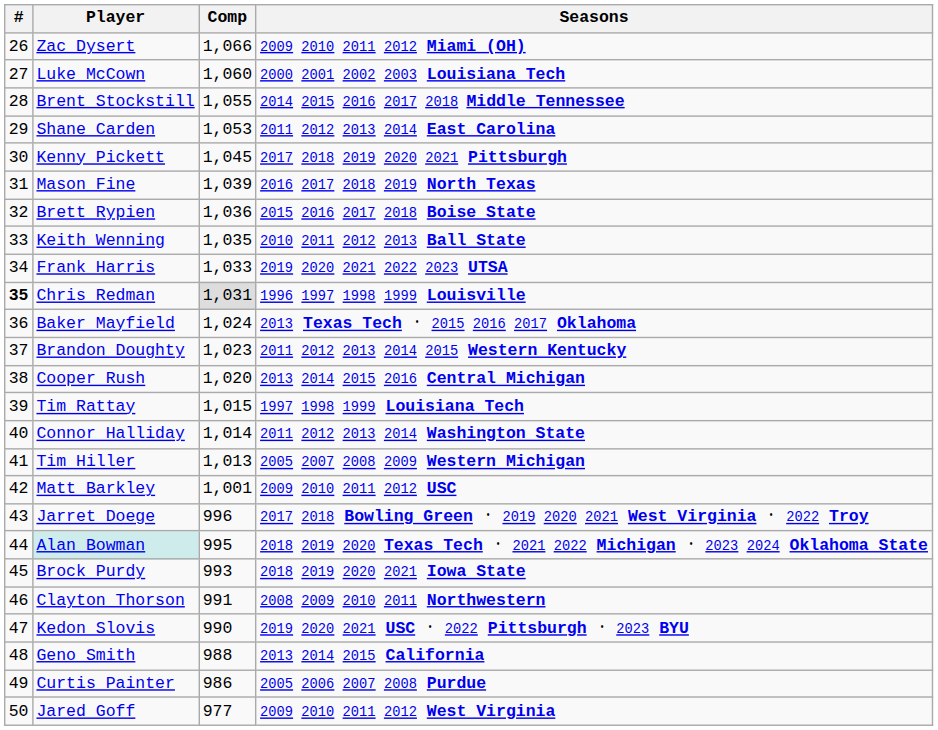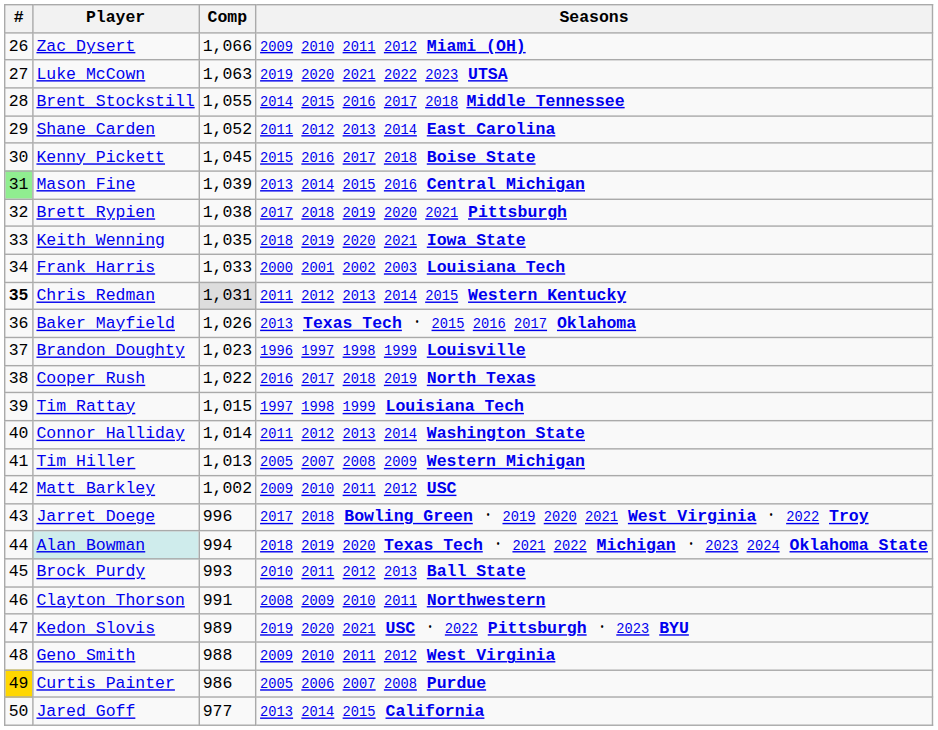(227, 74) 1,060 -> (227, 74) 1,063
(413, 74) 2000 2001 2002 2003 Louisiana Tech -> (384, 74) 2019 2020 2021 2022 2023 UTSA
(227, 129) 1,053 -> (227, 129) 1,052
(414, 157) 2017 2018 2019 2020 2021 Pittsburgh -> (398, 157) 2015 2016 2017 2018 Boise State
(19, 185) no background -> (19, 185) lightgreen background
(398, 185) 2016 2017 2018 2019 North Texas -> (423, 185) 2013 2014 2015 2016 Central Michigan
(227, 212) 1,036 -> (227, 212) 1,038
(398, 212) 2015 2016 2017 2018 Boise State -> (414, 212) 2017 2018 2019 2020 2021 Pittsburgh
(393, 240) 2010 2011 2012 2013 Ball State -> (393, 240) 2018 2019 2020 2021 Iowa State
(384, 268) 2019 2020 2021 2022 2023 UTSA -> (413, 268) 2000 2001 2002 2003 Louisiana Tech
(393, 295) 1996 1997 1998 1999 Louisville -> (443, 295) 2011 2012 2013 2014 2015 Western Kentucky
(227, 323) 1,024 -> (227, 323) 1,026
(443, 351) 2011 2012 2013 2014 2015 Western Kentucky -> (393, 351) 1996 1997 1998 1999 Louisville
(227, 379) 1,020 -> (227, 379) 1,022
(423, 379) 2013 2014 2015 2016 Central Michigan -> (398, 379) 2016 2017 2018 2019 North Texas
(227, 489) 1,001 -> (227, 489) 1,002
(217, 545) 995 -> (217, 545) 994
(393, 573) 2018 2019 2020 2021 Iowa State -> (393, 573) 2010 2011 2012 2013 Ball State
(217, 628) 990 -> (217, 628) 989
(372, 656) 2013 2014 2015 California -> (408, 656) 2009 2010 2011 2012 West Virginia
(19, 683) no background -> (19, 683) gold background
(408, 711) 2009 2010 2011 2012 West Virginia -> (372, 711) 2013 2014 2015 California
